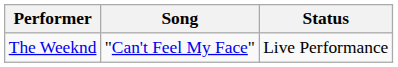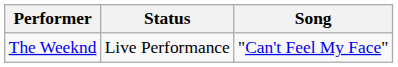columns swapped: (180, 18) <-> (326, 18)
